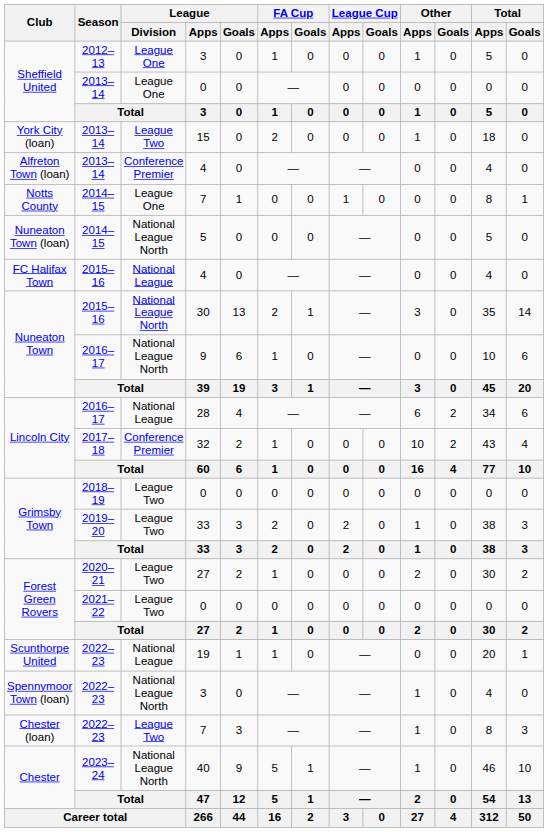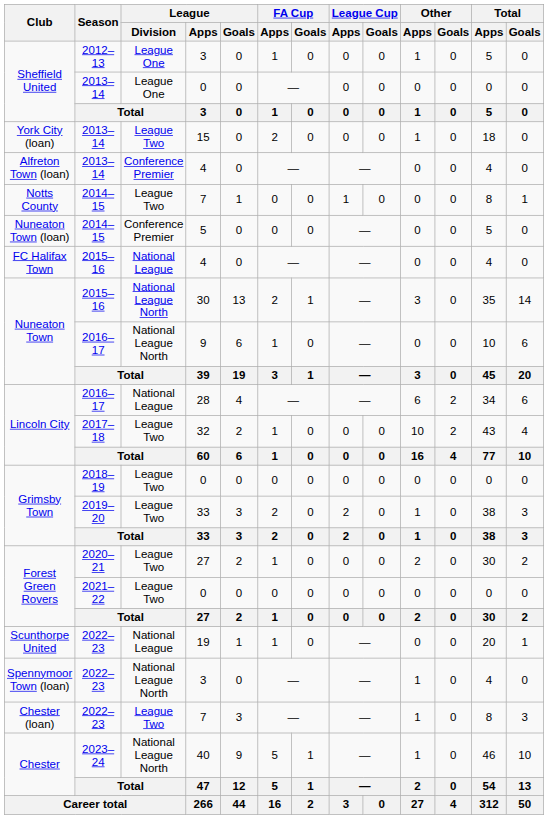(154, 199) League One -> (154, 199) League Two
(154, 237) National League North -> (154, 231) Conference Premier
(154, 444) Conference Premier -> (154, 431) League Two
